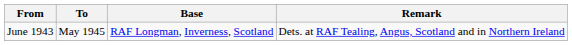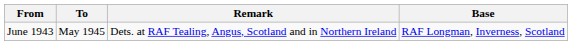columns swapped: (192, 13) <-> (422, 13)
